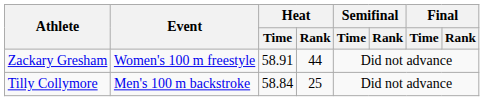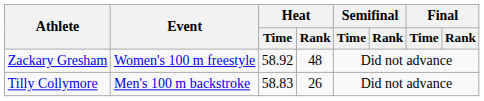(278, 61) 58.91 -> (278, 61) 58.92
(315, 61) 44 -> (315, 61) 48
(278, 84) 58.84 -> (278, 84) 58.83
(315, 84) 25 -> (315, 84) 26
